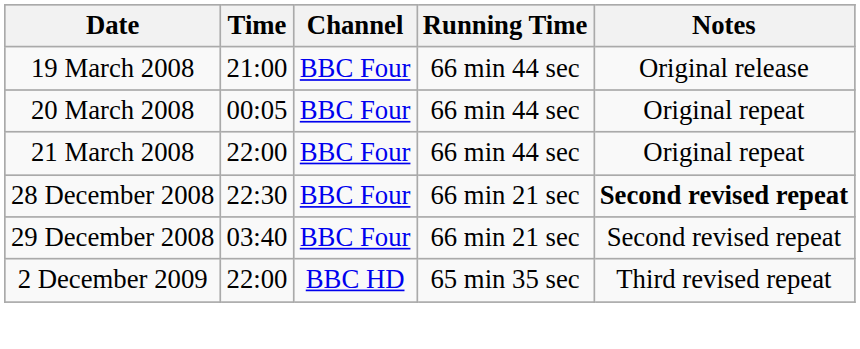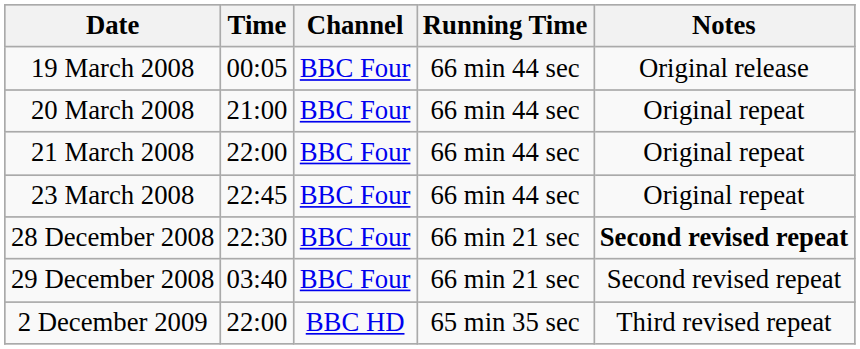(257, 68) 21:00 -> (257, 68) 00:05
(257, 110) 00:05 -> (257, 110) 21:00
+ row: (113, 195)
